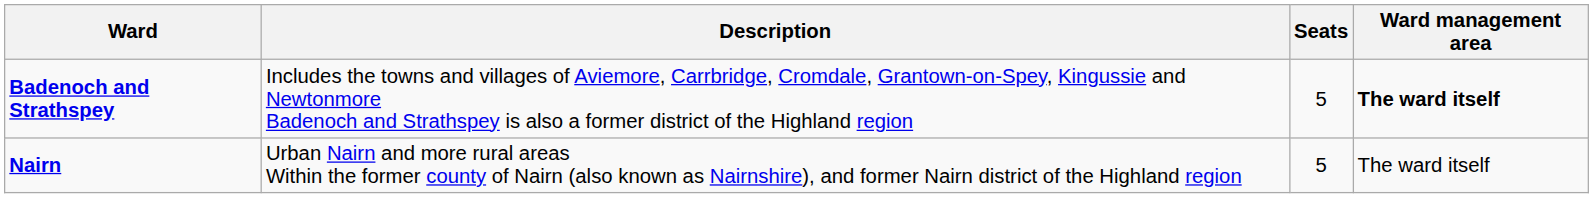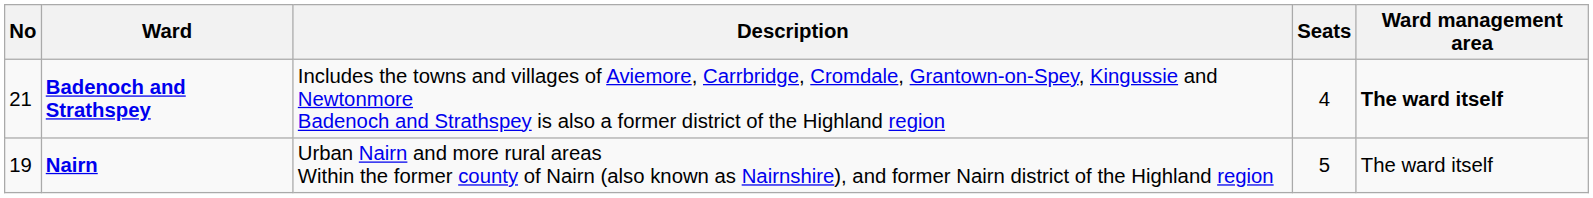+ column: (23, 32)
(1321, 98) 5 -> (1324, 98) 4
